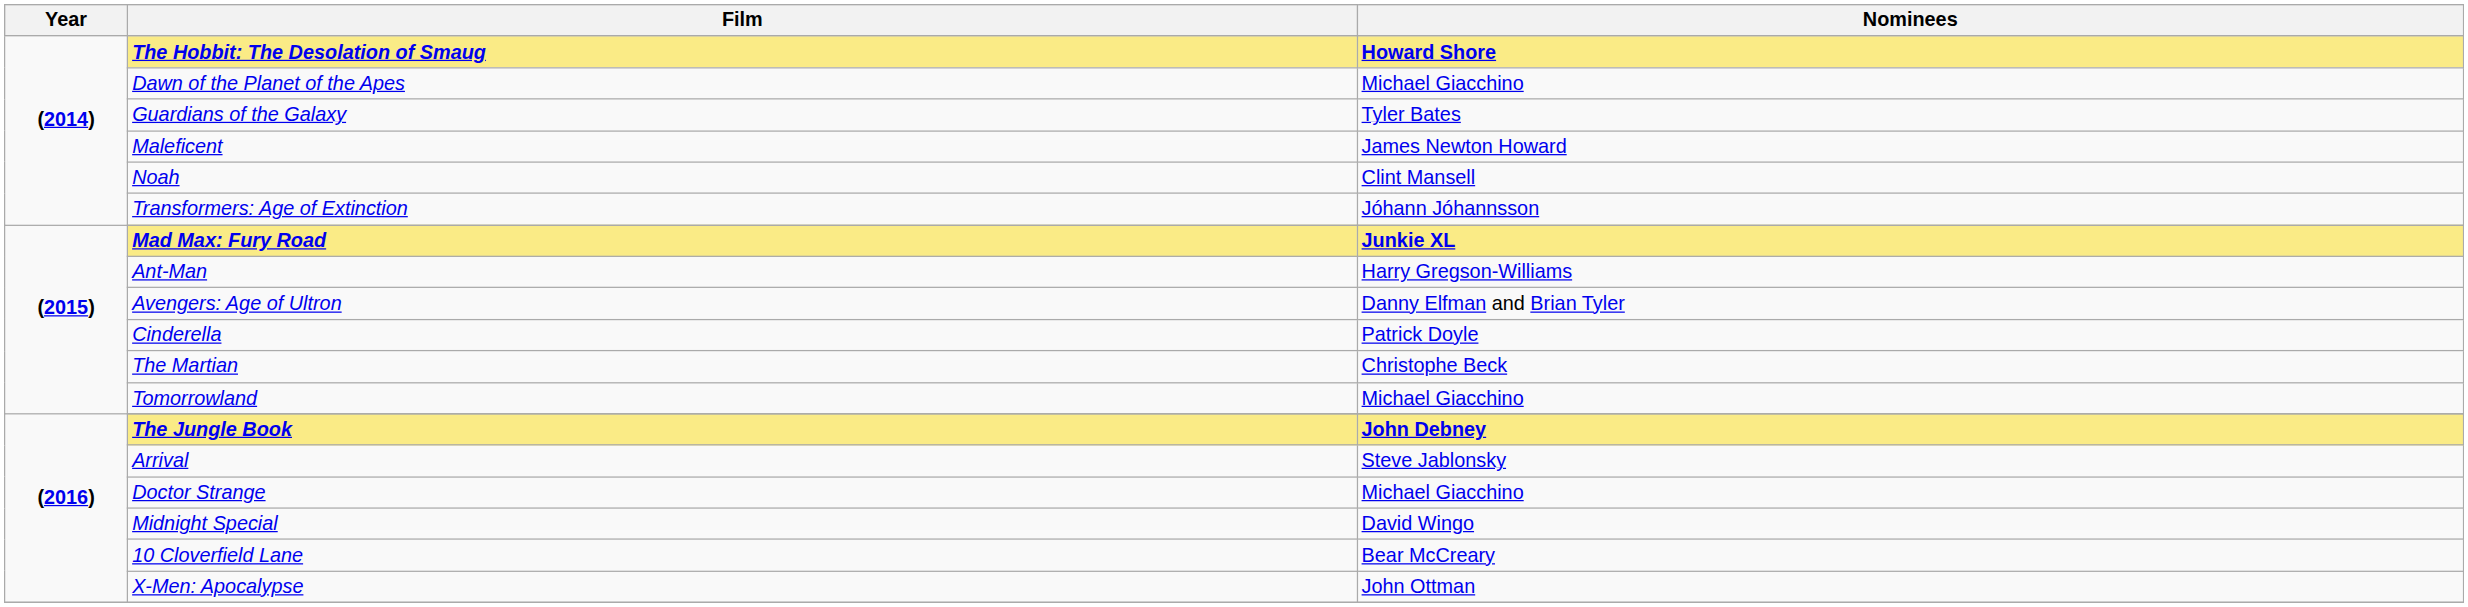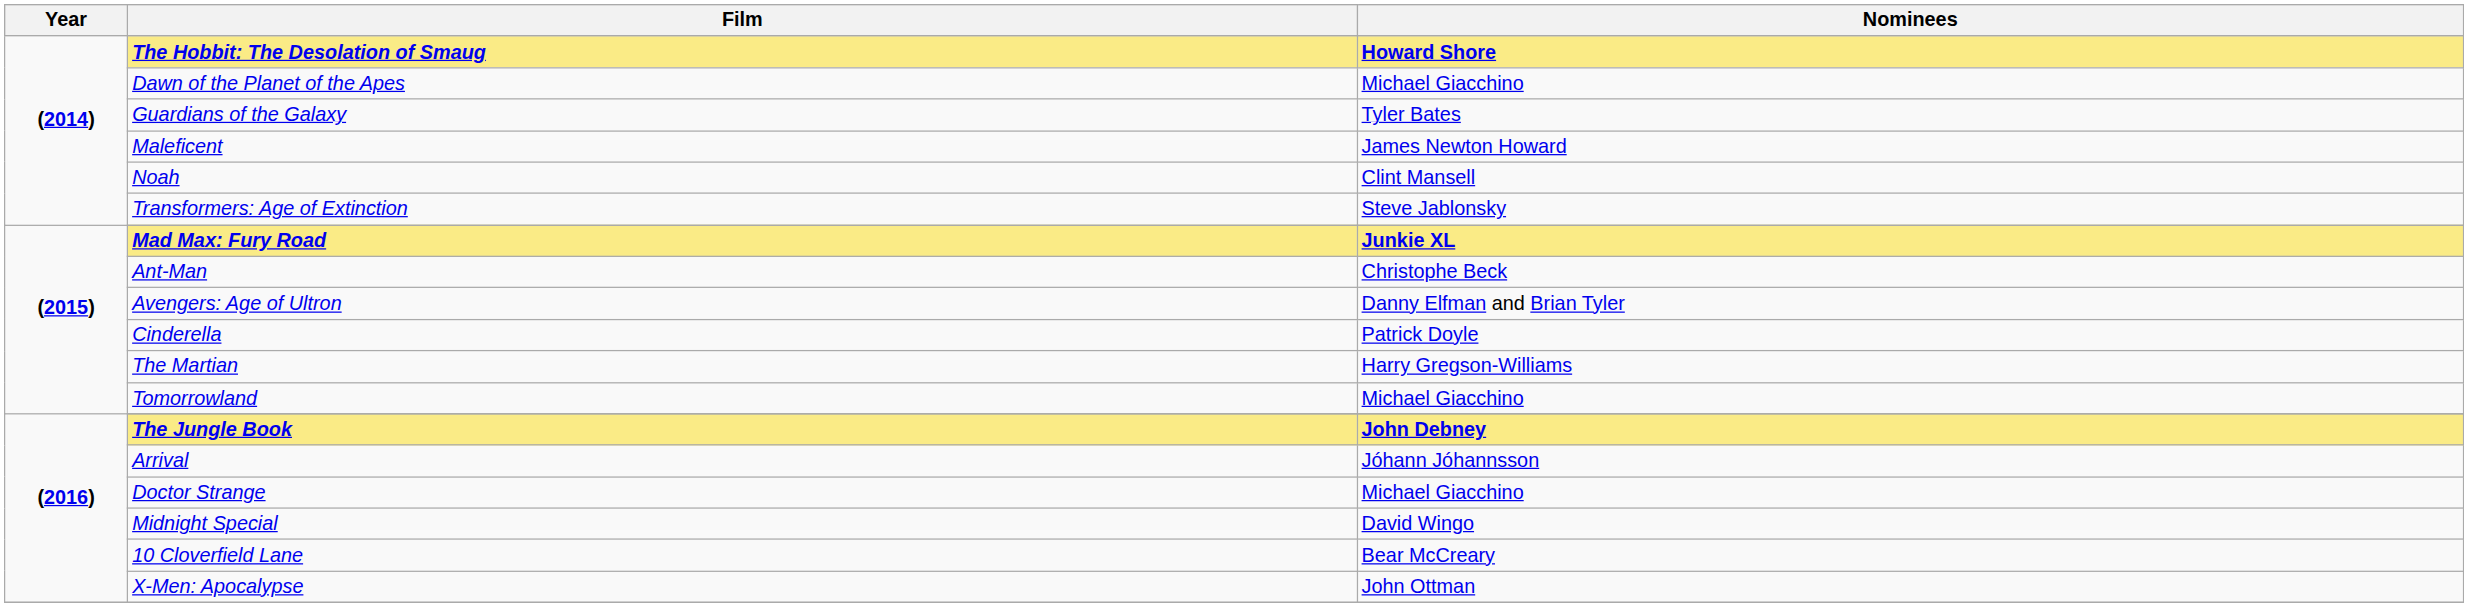(1450, 209) Jóhann Jóhannsson -> (1434, 209) Steve Jablonsky
(1467, 271) Harry Gregson-Williams -> (1434, 271) Christophe Beck
(1434, 366) Christophe Beck -> (1467, 366) Harry Gregson-Williams
(1434, 460) Steve Jablonsky -> (1450, 460) Jóhann Jóhannsson
